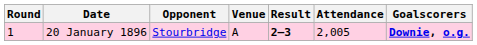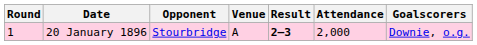(333, 32) 2,005 -> (333, 32) 2,000
(429, 32) bold -> (429, 32) normal
